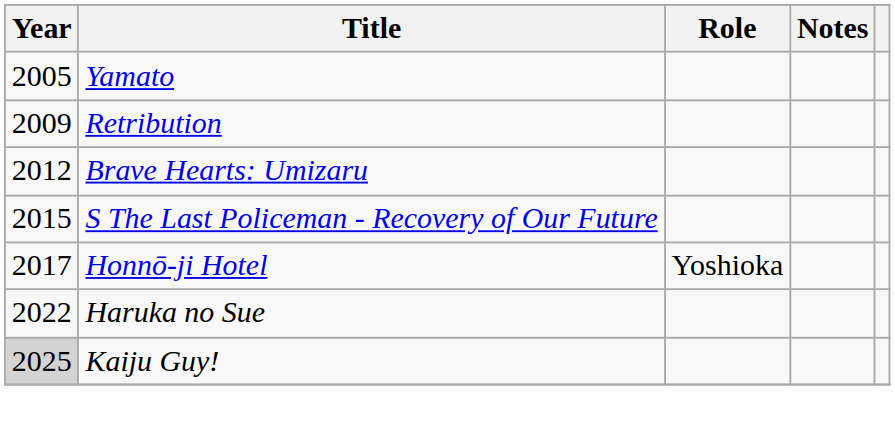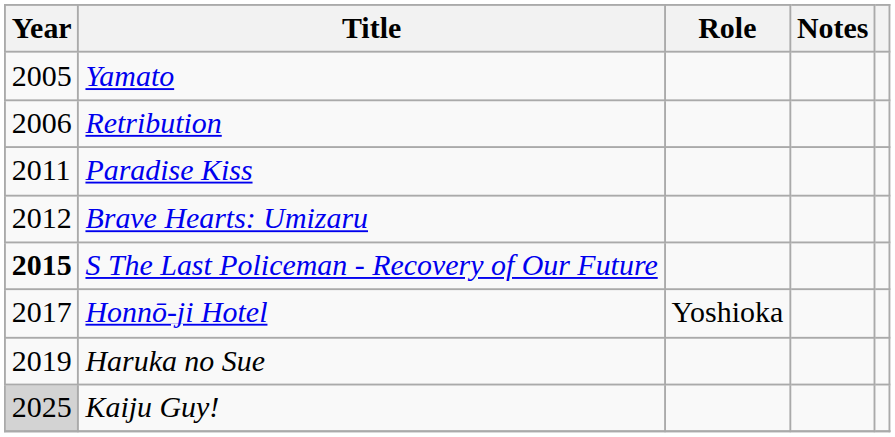(42, 123) 2009 -> (42, 123) 2006
+ row: (169, 170)
(42, 218) normal -> (42, 265) bold
(42, 312) 2022 -> (42, 360) 2019
